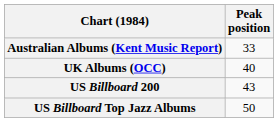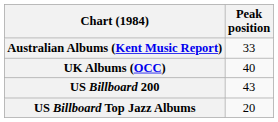(249, 107) 50 -> (249, 107) 20
